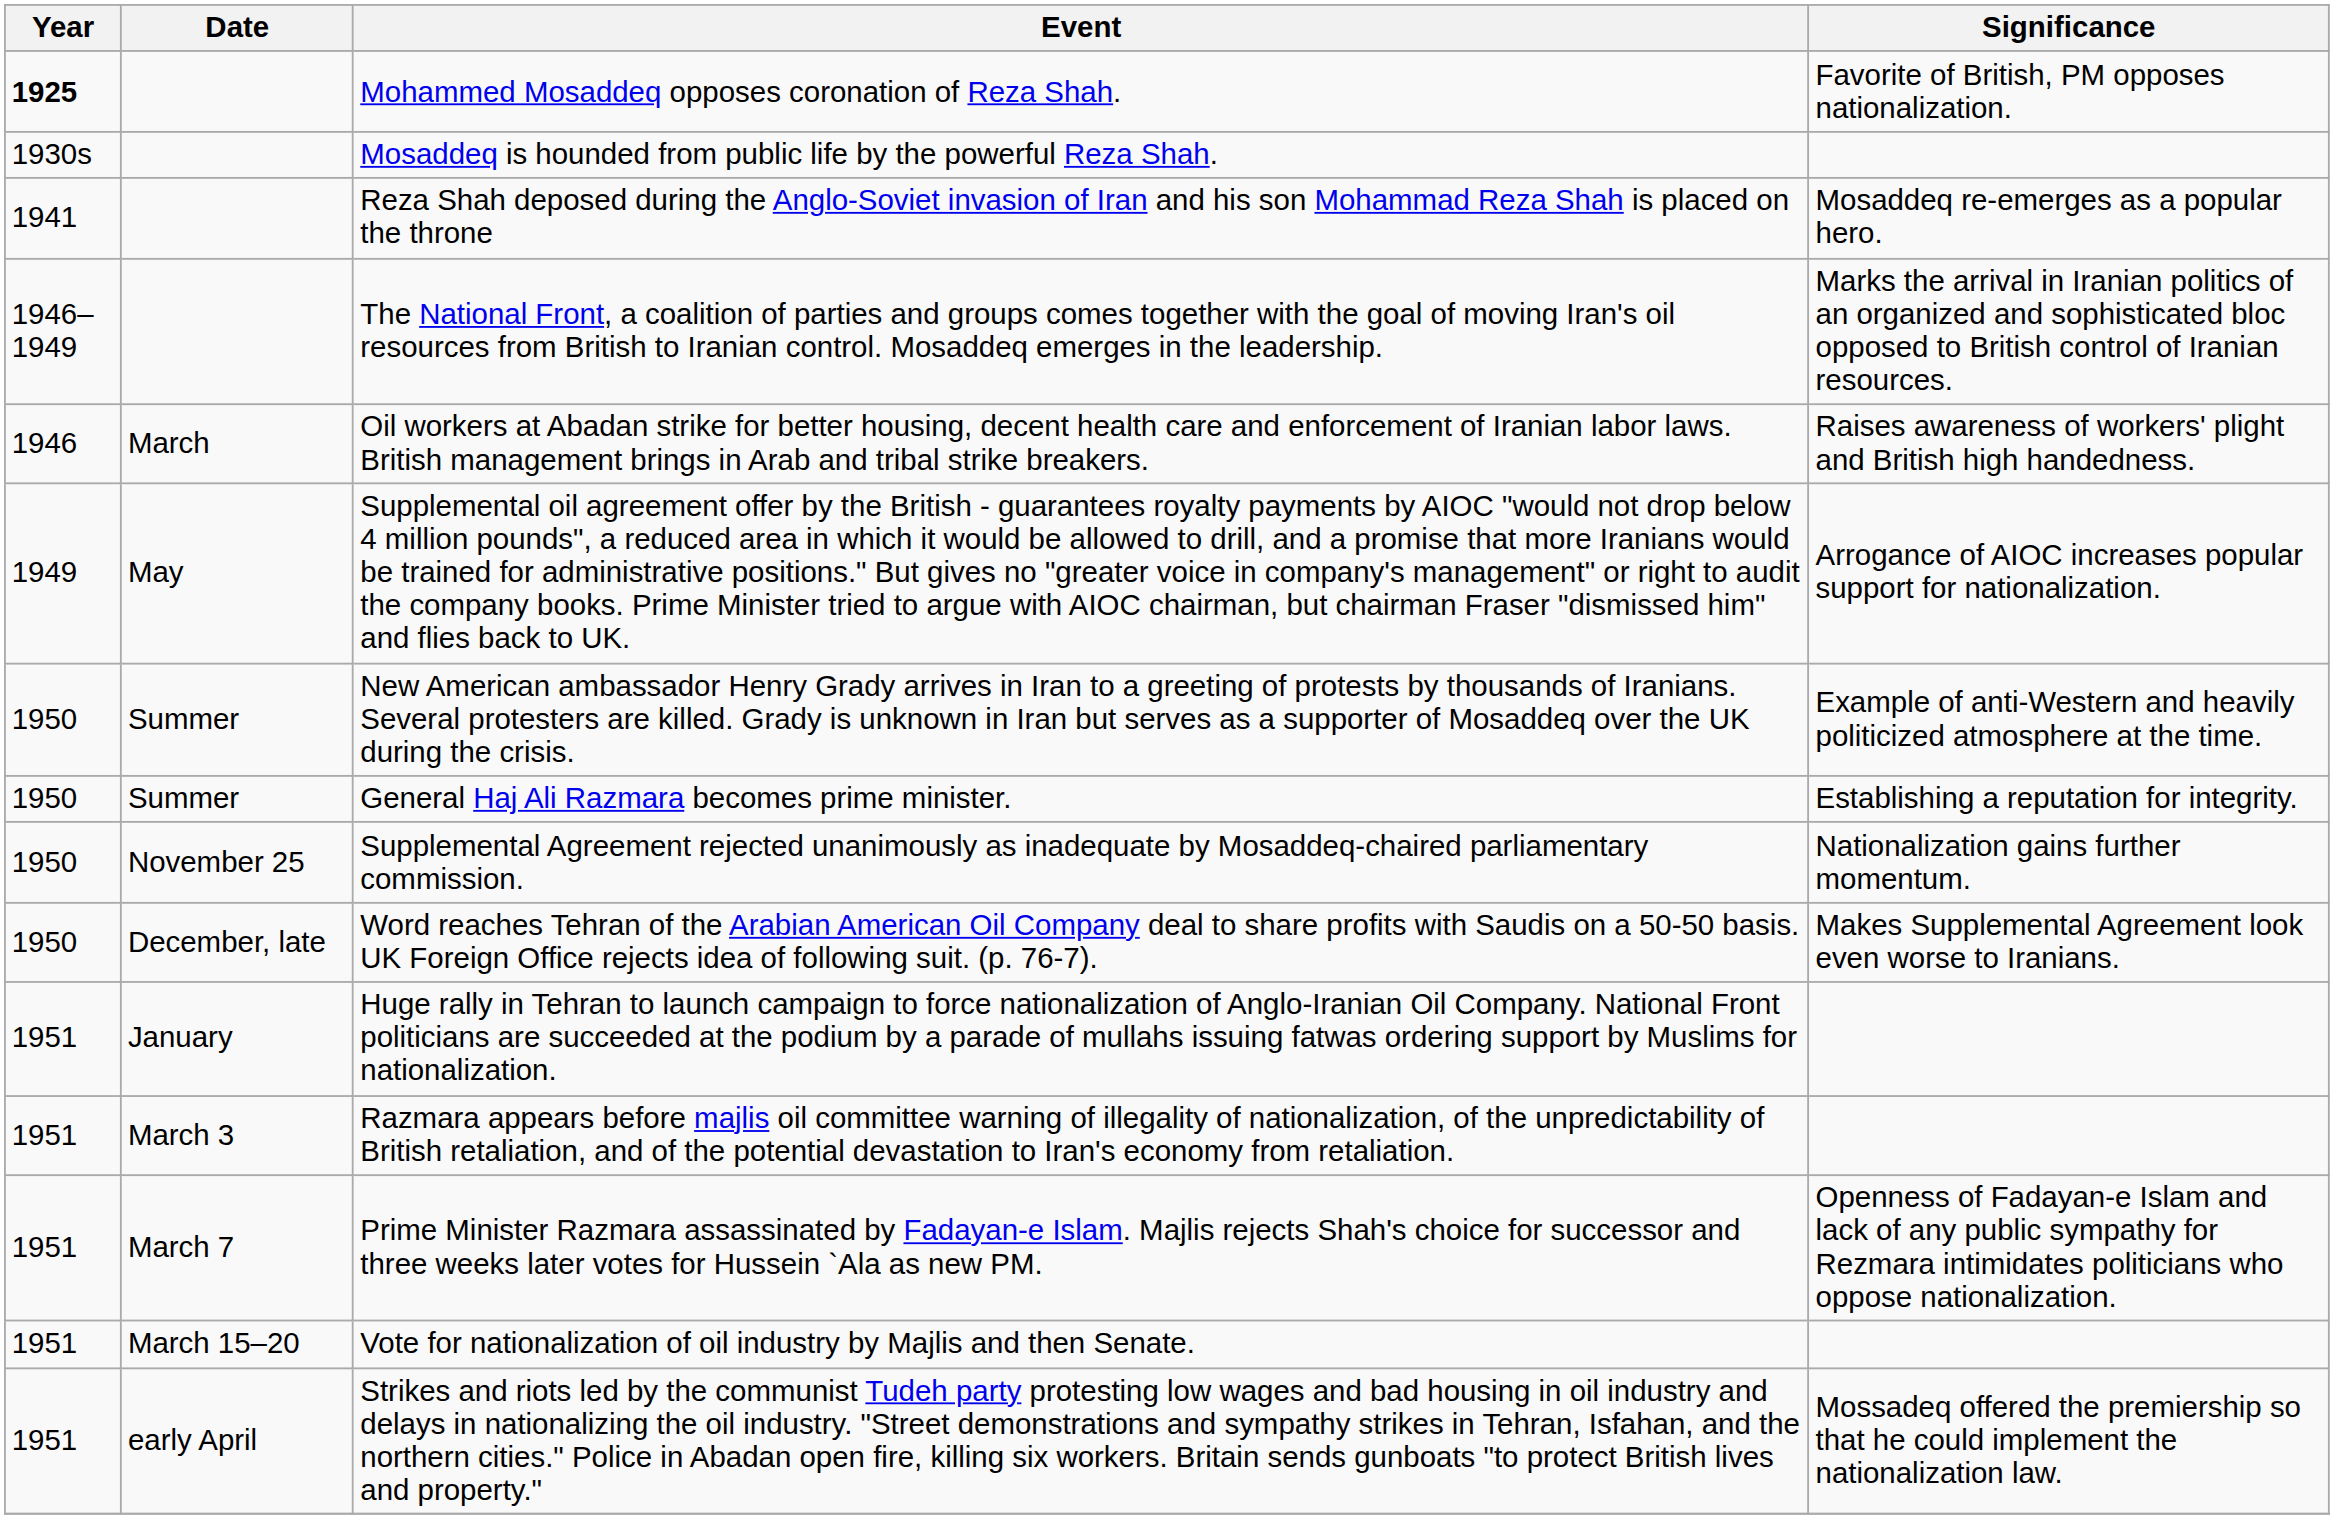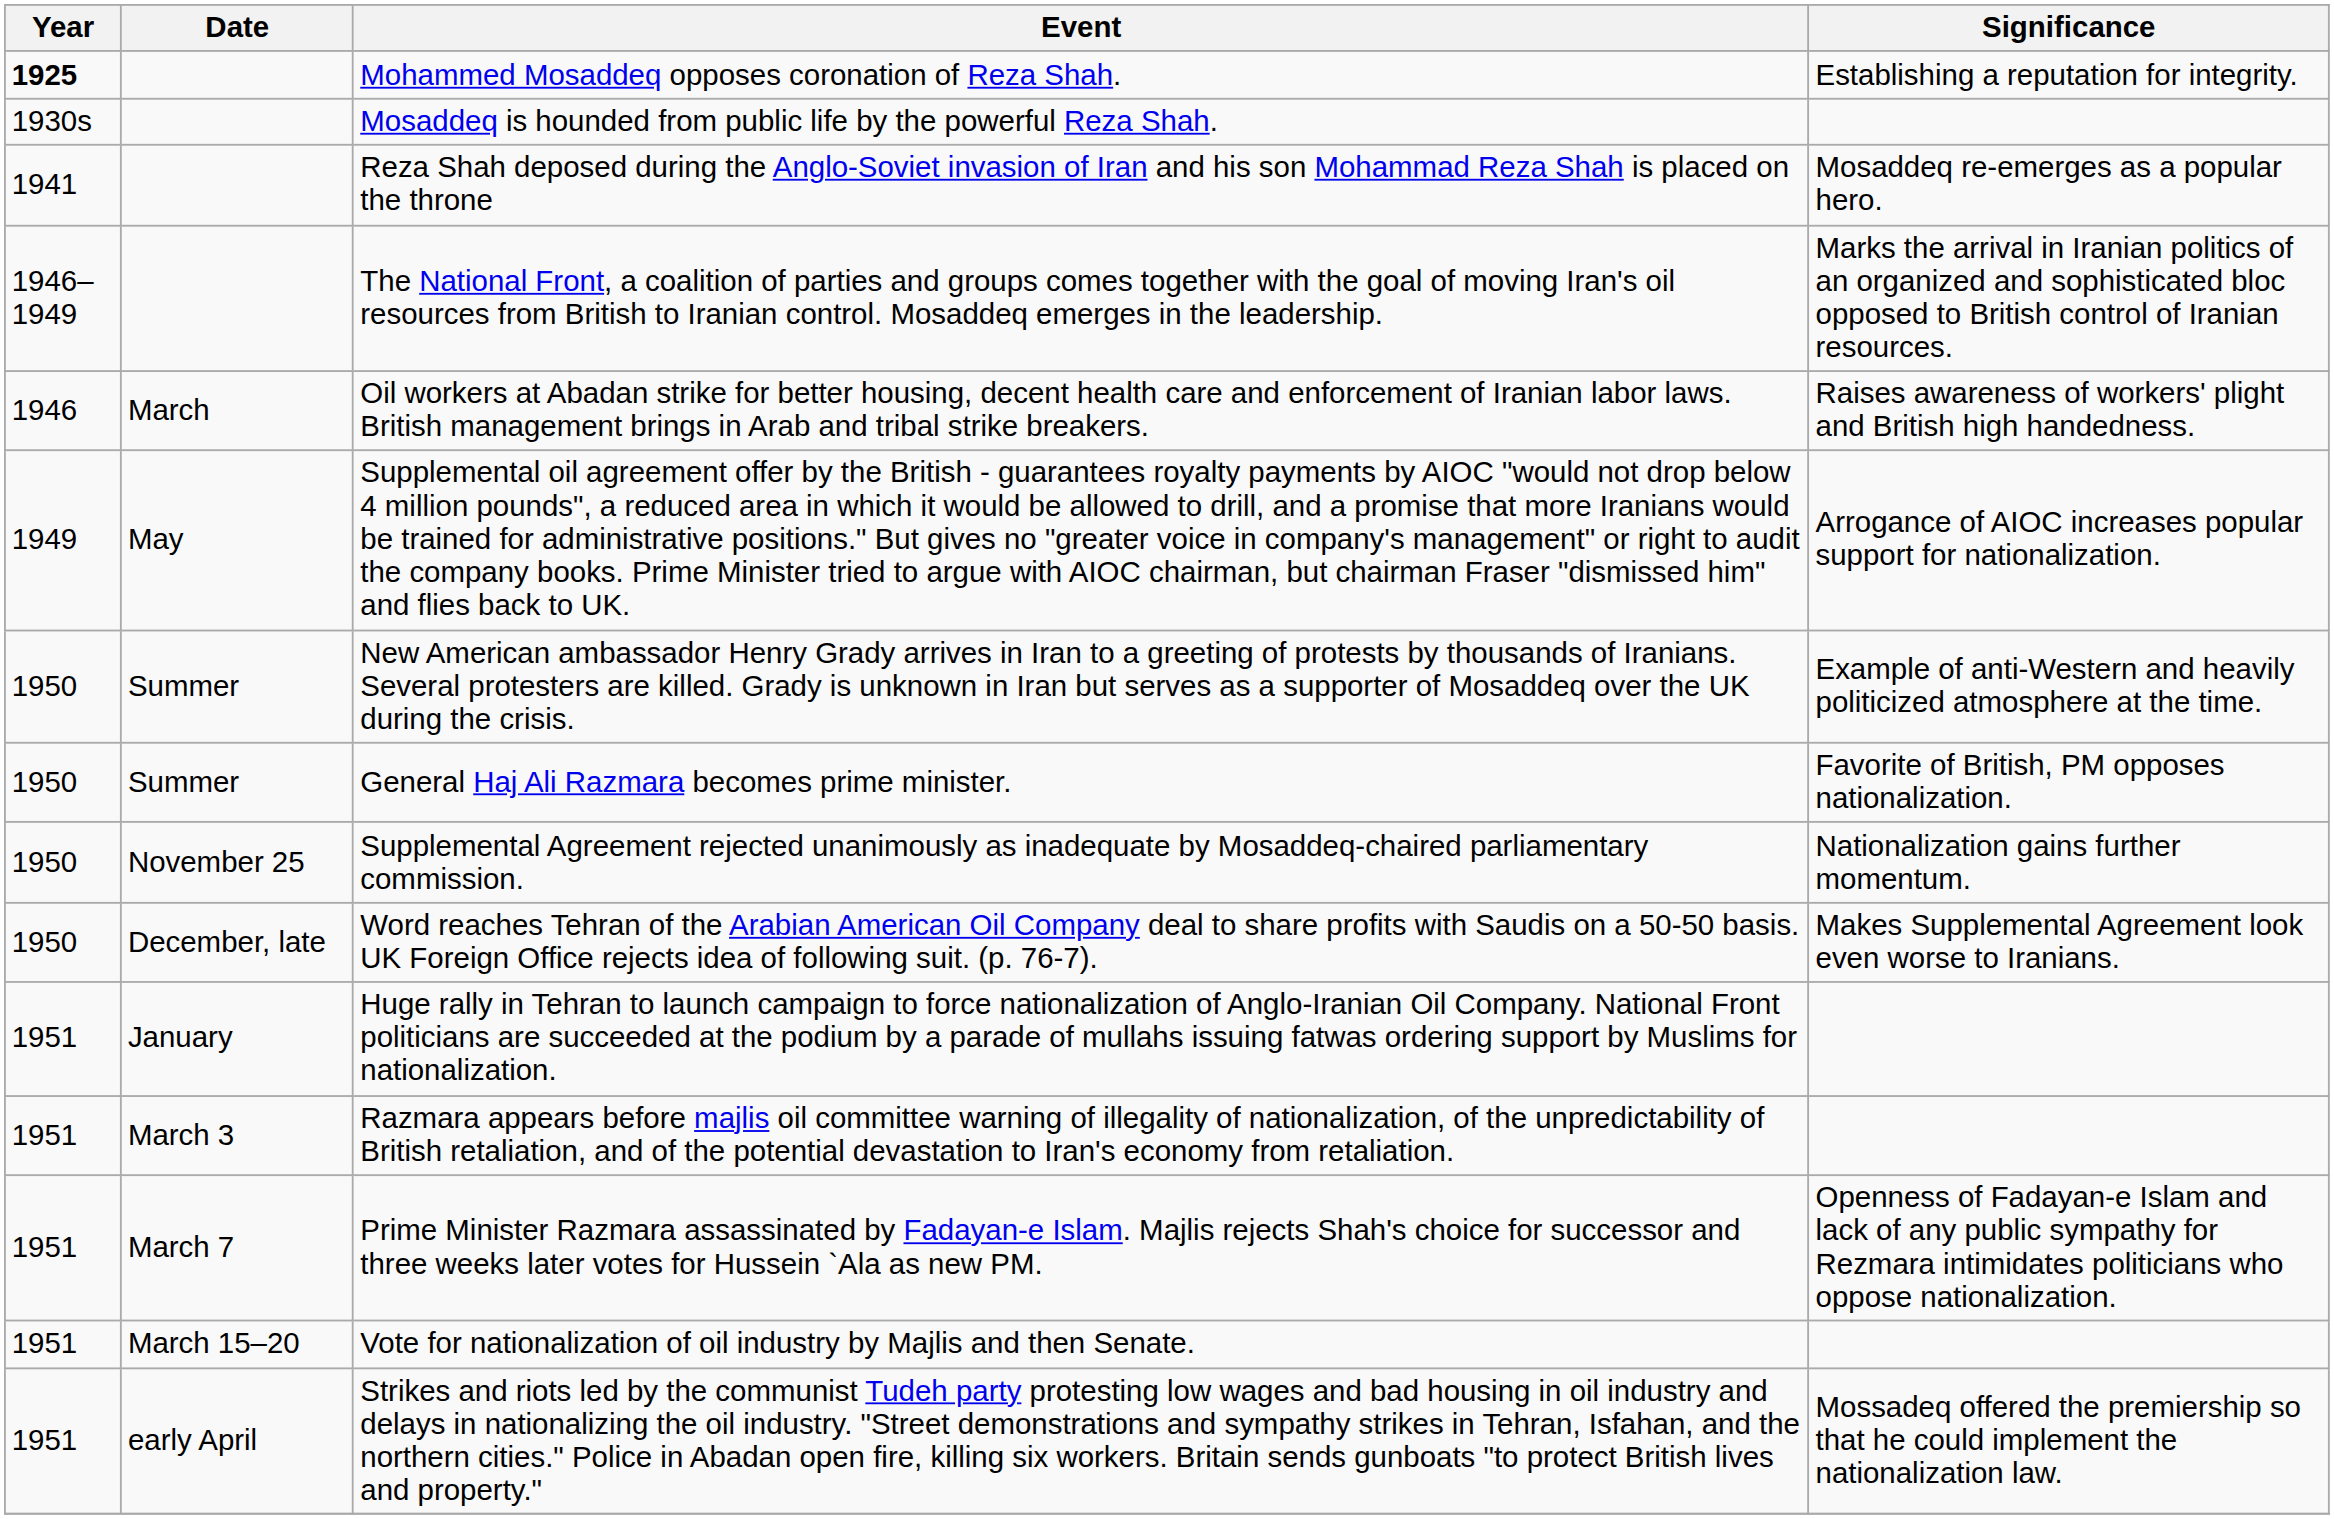(2020, 91) Favorite of British, PM opposes nationalization. -> (2057, 74) Establishing a reputation for integrity.
(2057, 798) Establishing a reputation for integrity. -> (2020, 782) Favorite of British, PM opposes nationalization.
